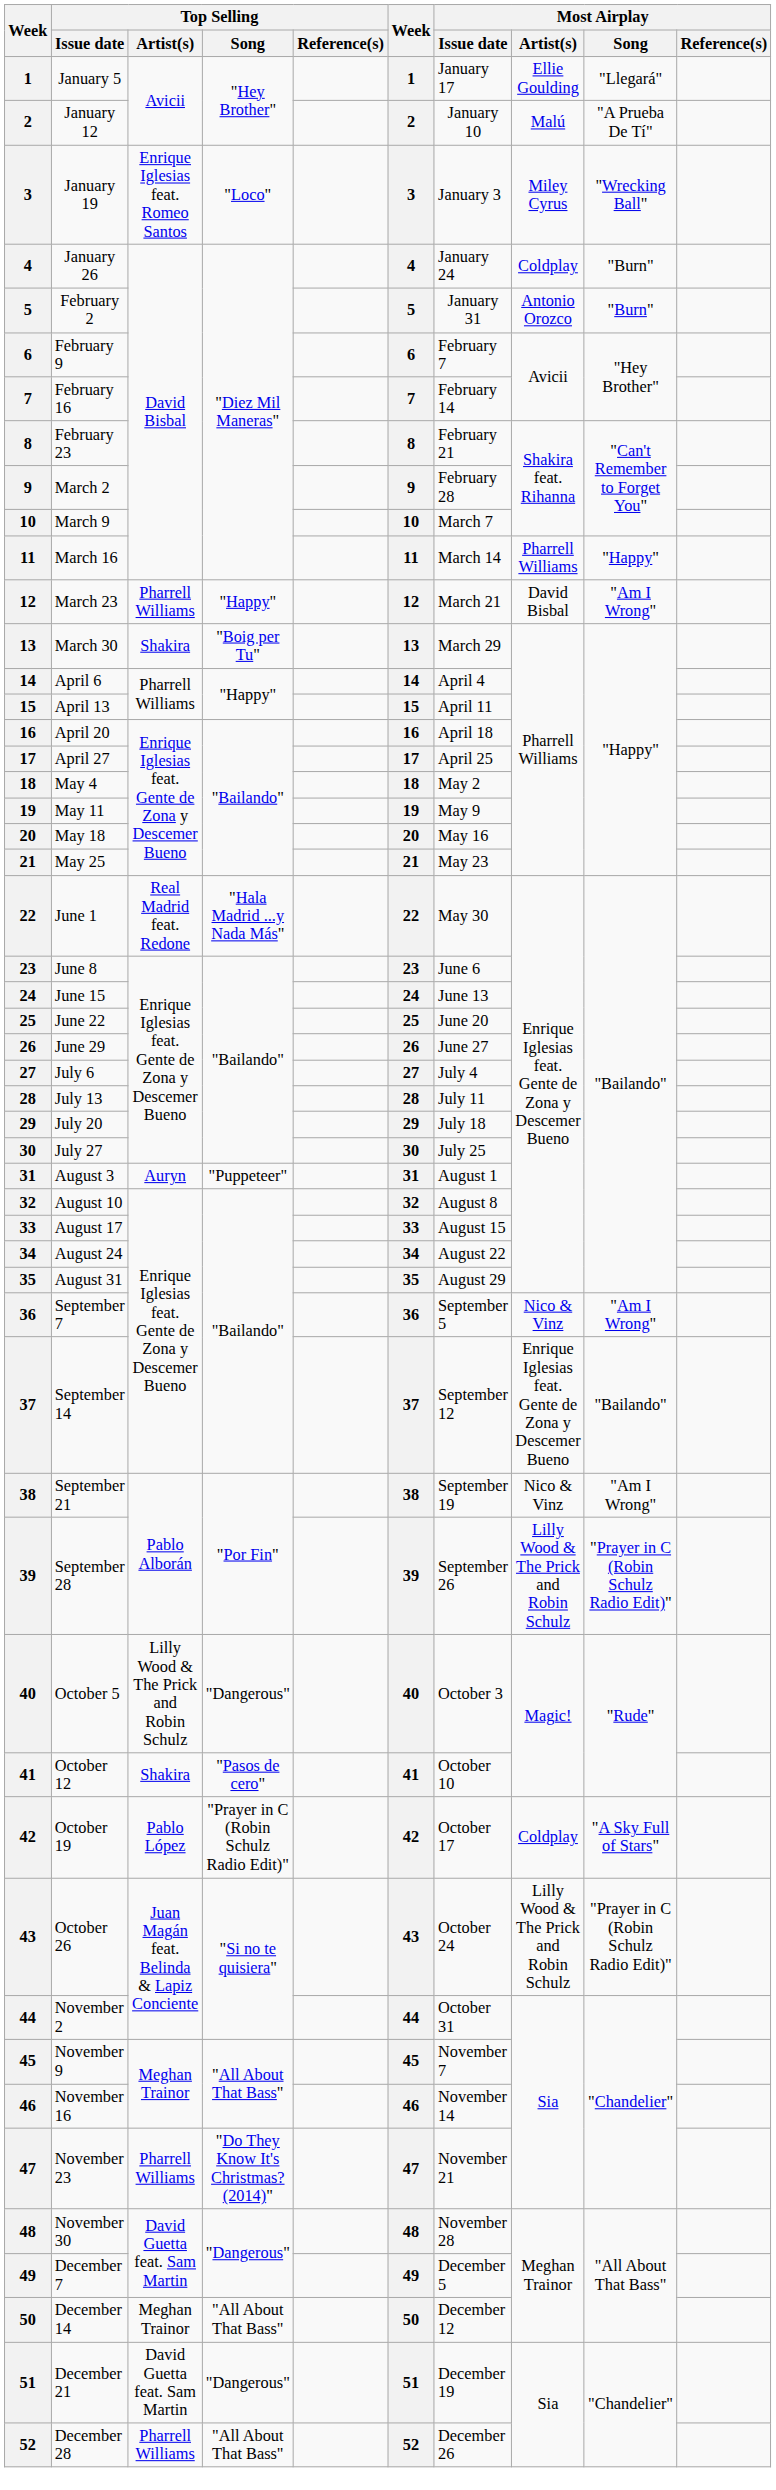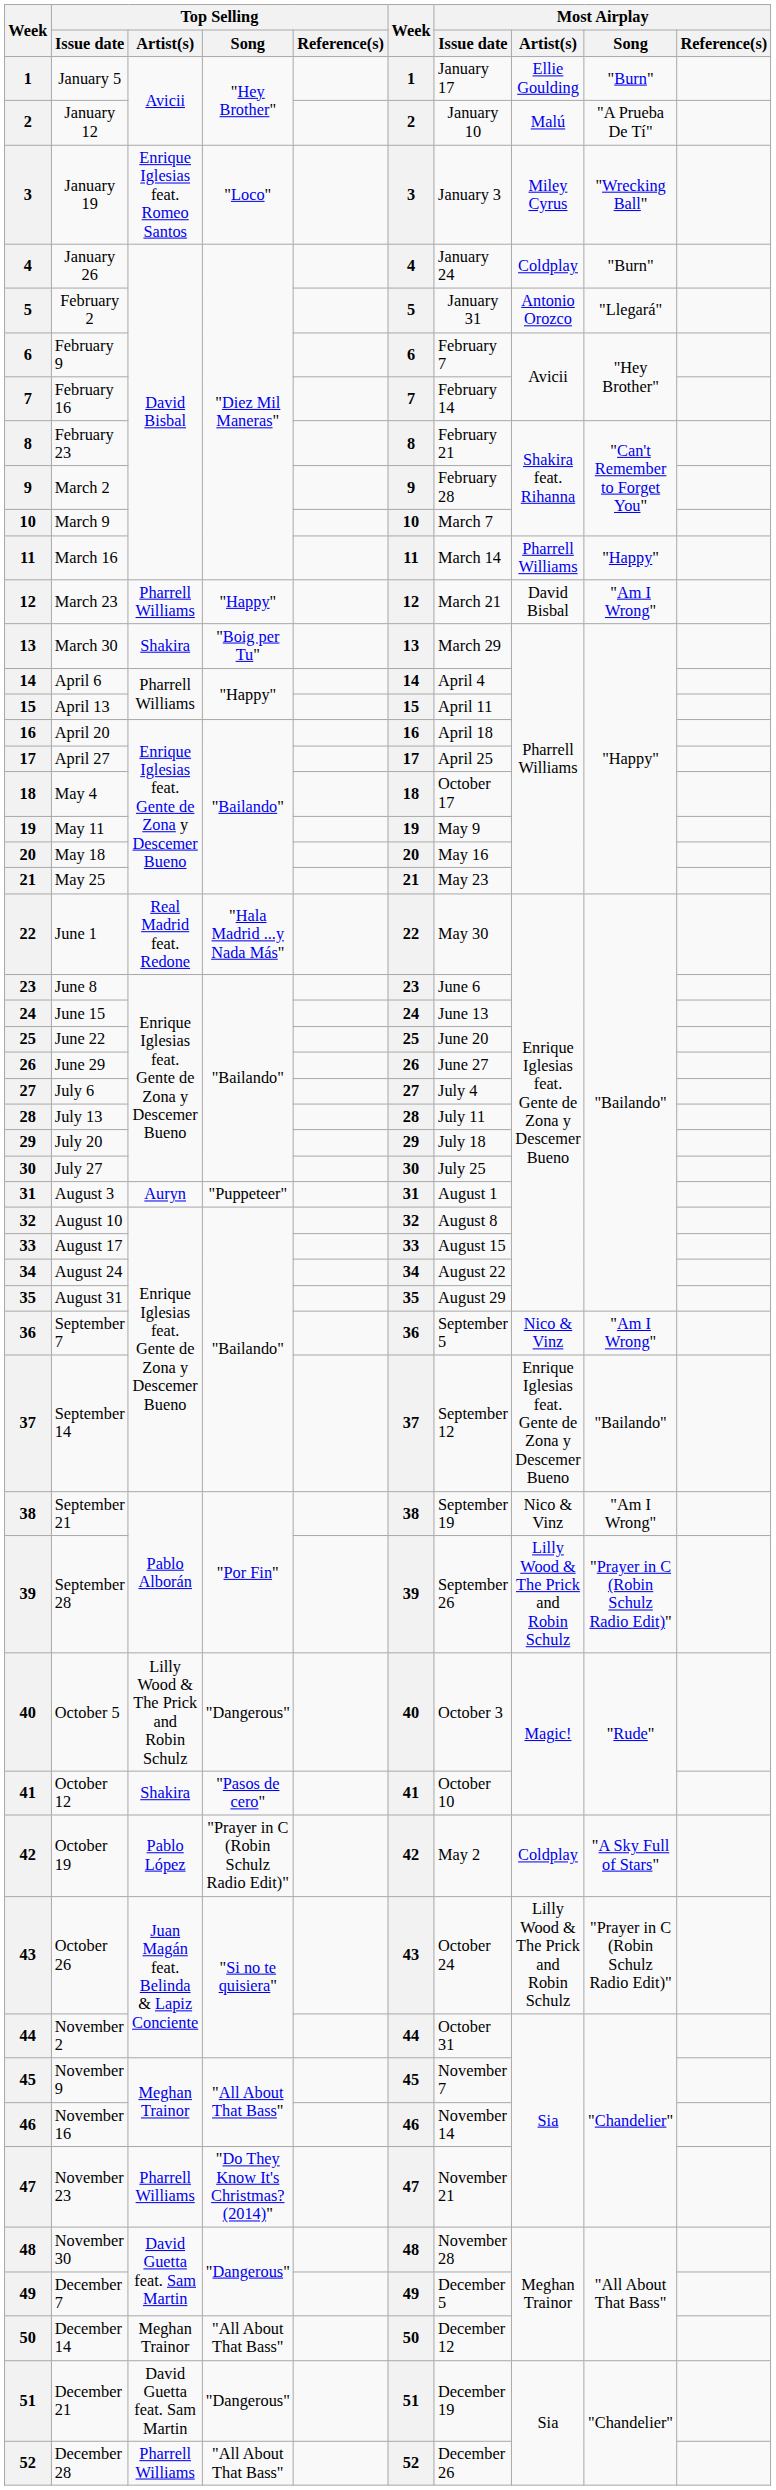(631, 78) "Llegará" -> (631, 78) "Burn"
(631, 310) "Burn" -> (631, 310) "Llegará"
(459, 784) May 2 -> (464, 793) October 17
(464, 1837) October 17 -> (459, 1855) May 2
